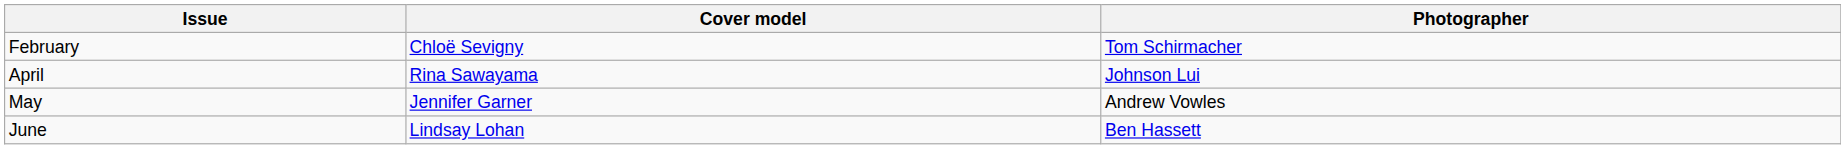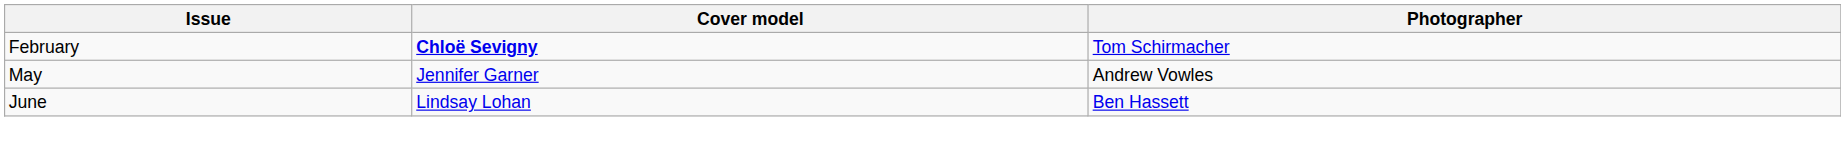(466, 47) normal -> (477, 47) bold
- row: (26, 75)
